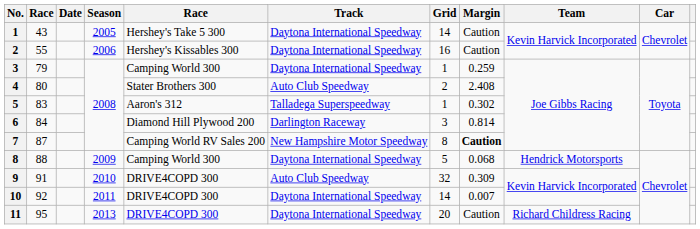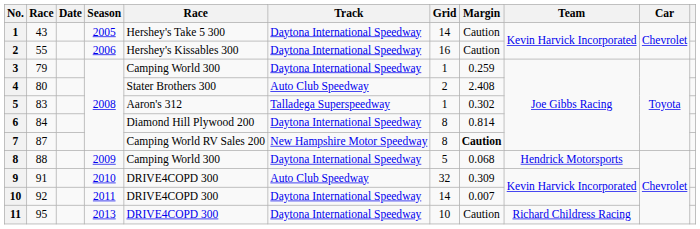(318, 123) Darlington Raceway -> (346, 123) Daytona International Speedway
(445, 123) 3 -> (445, 123) 8
(445, 214) 20 -> (445, 214) 10
